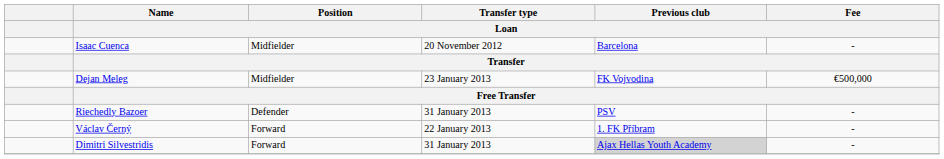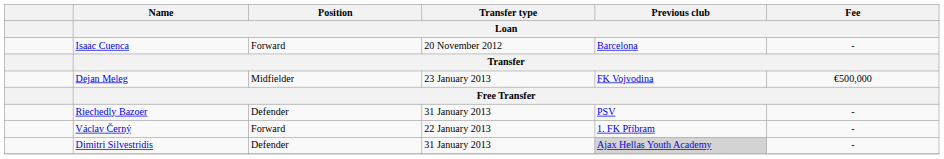(273, 45) Midfielder -> (268, 45) Forward
(268, 145) Forward -> (270, 145) Defender
